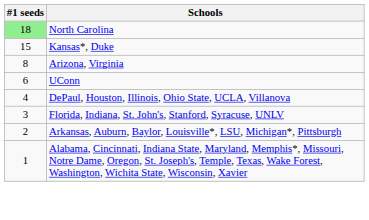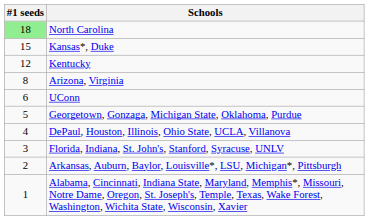+ row: (70, 64)
+ row: (175, 115)
